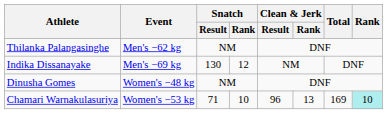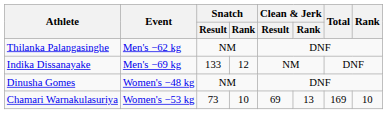(213, 65) 130 -> (213, 65) 133
(213, 100) 71 -> (213, 100) 73
(275, 100) 96 -> (275, 100) 69
(367, 100) paleturquoise background -> (367, 100) no background
